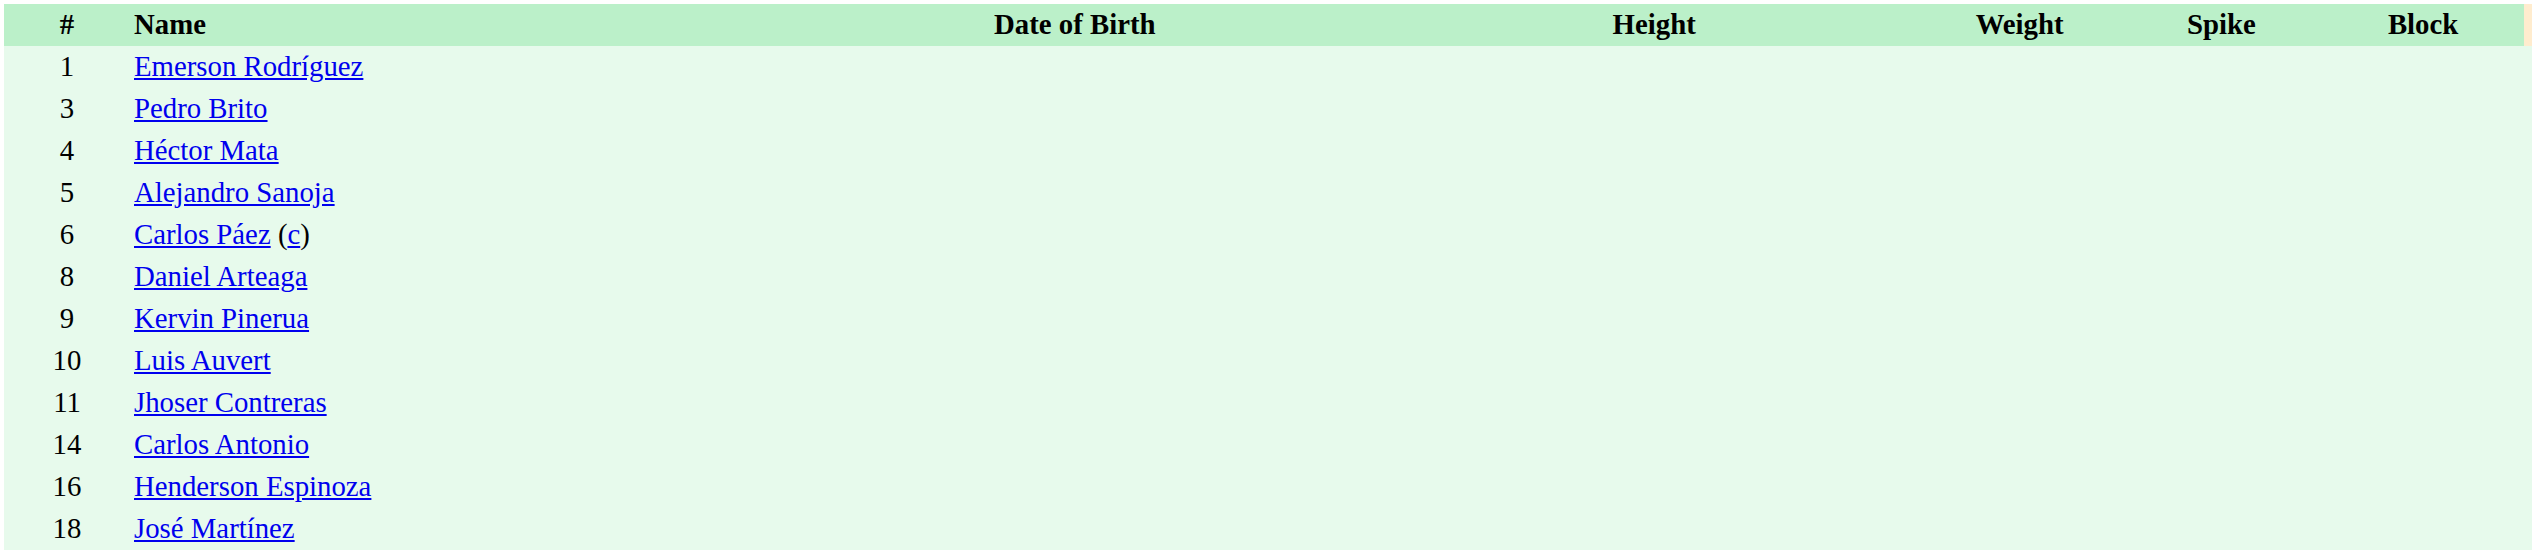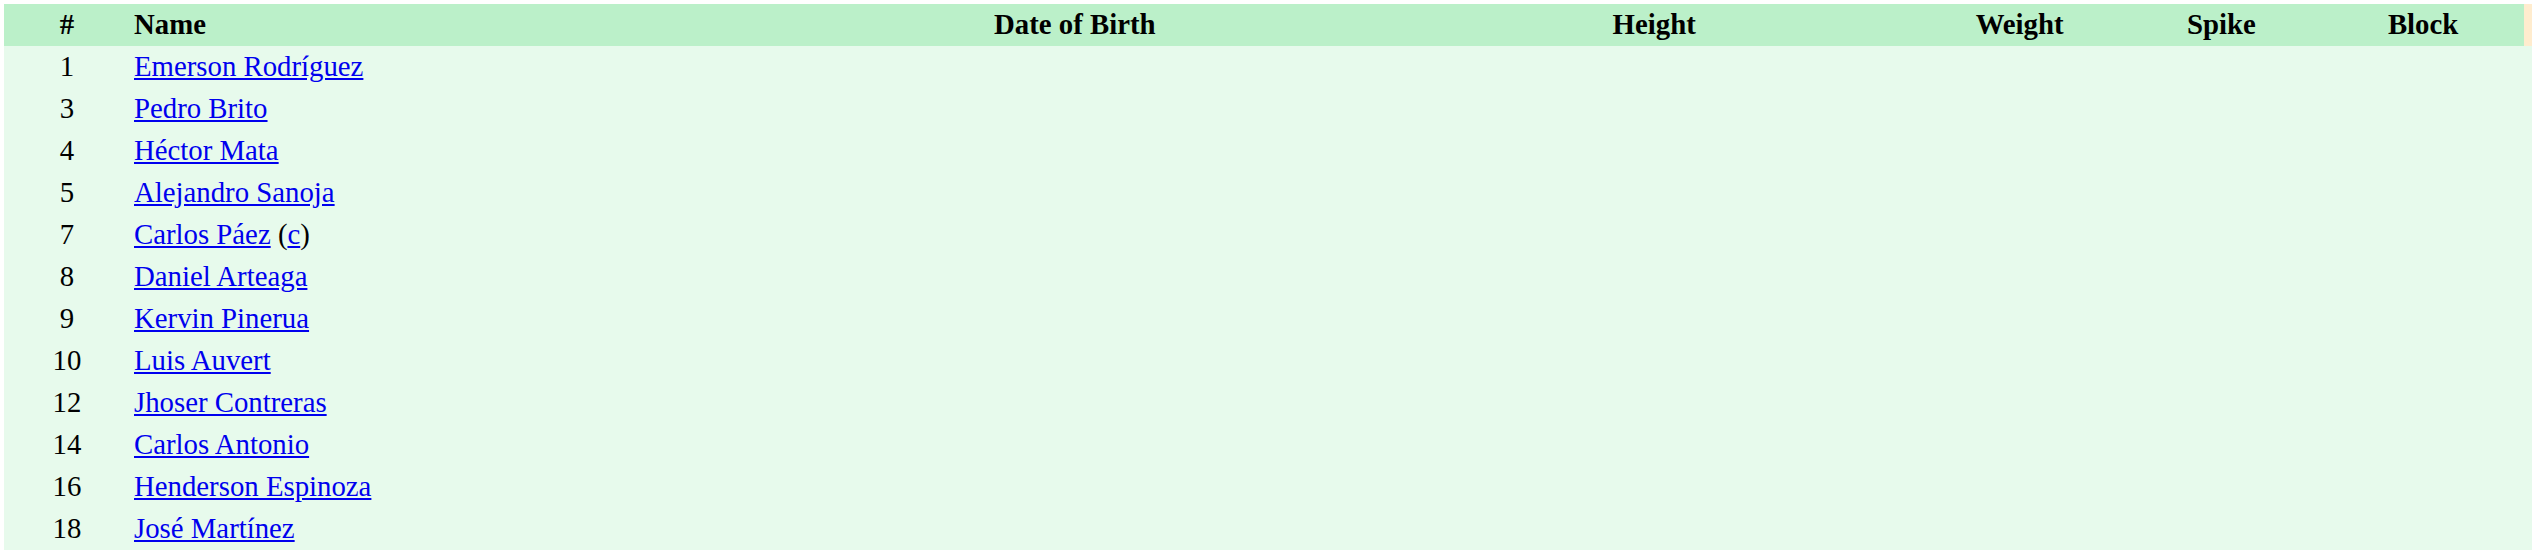(67, 234) 6 -> (67, 234) 7
(67, 402) 11 -> (67, 402) 12
